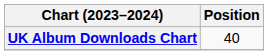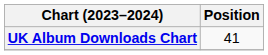(232, 38) 40 -> (232, 38) 41
